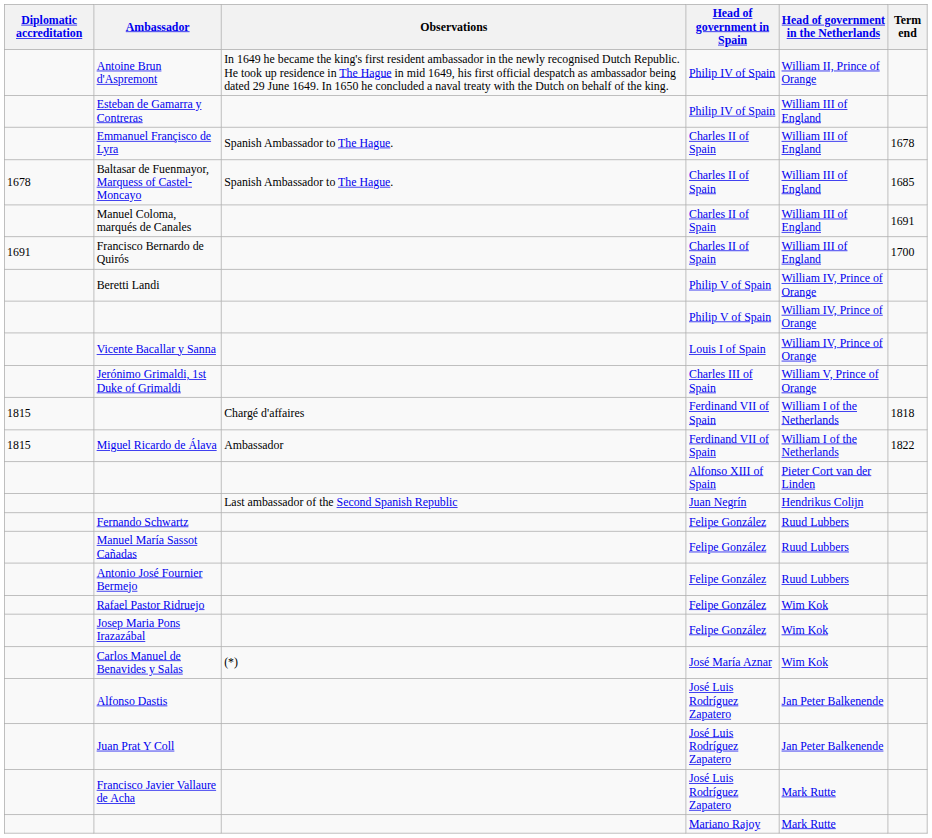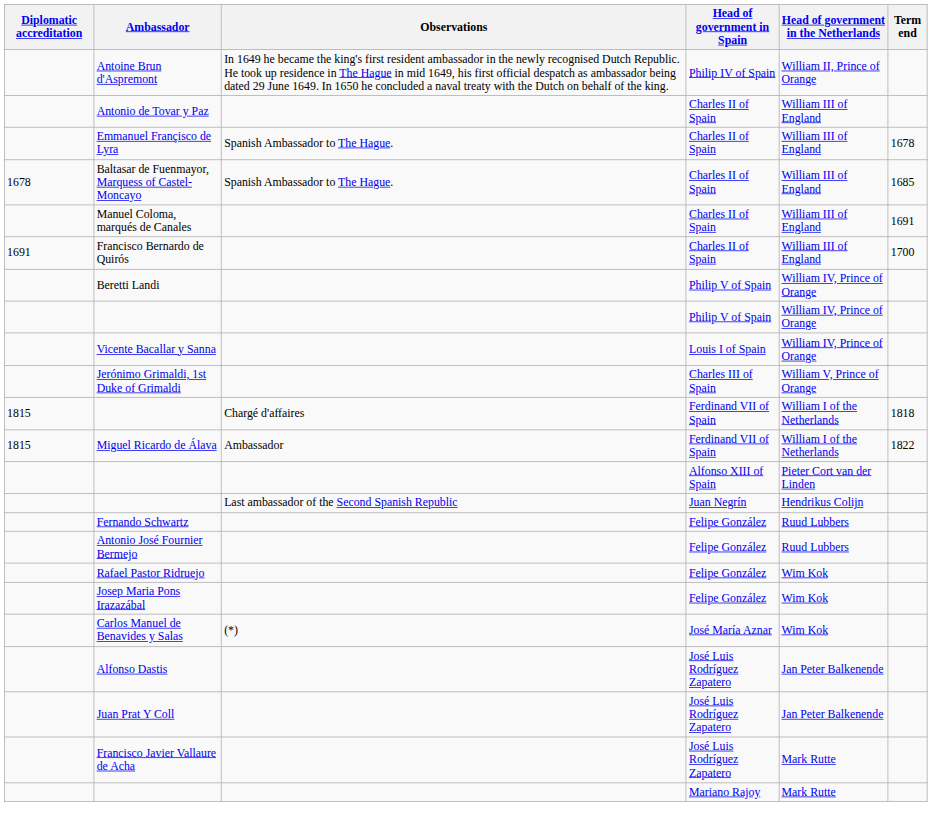- row: (149, 111)
+ row: (153, 111)
- row: (147, 547)
